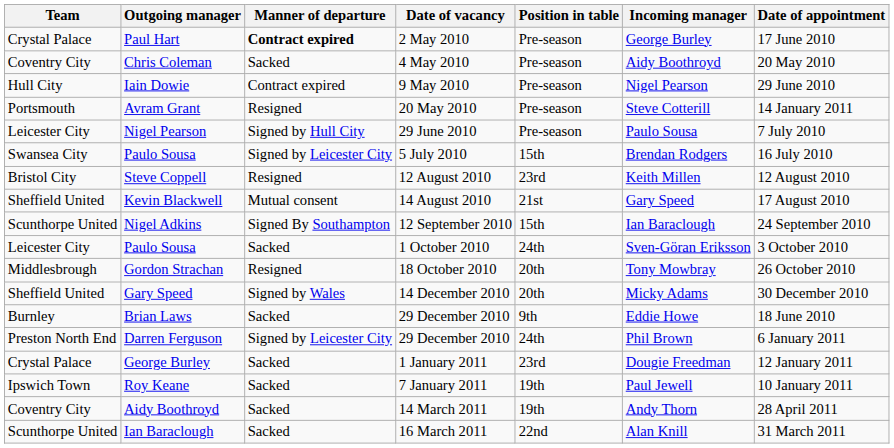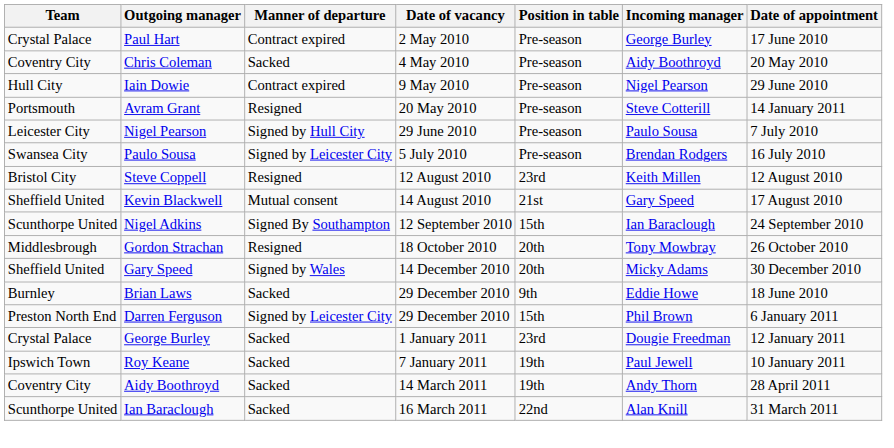(301, 39) bold -> (296, 39) normal
(532, 154) 15th -> (550, 154) Pre-season
- row: (160, 246)
(532, 339) 24th -> (532, 316) 15th
